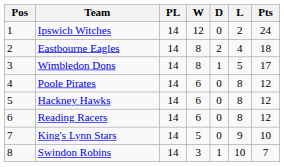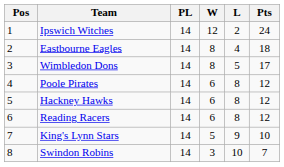- column: (219, 13)
